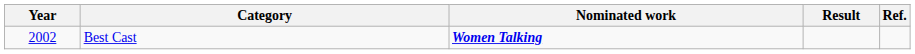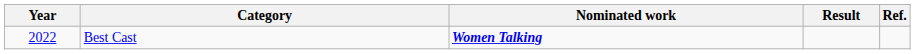(42, 37) 2002 -> (42, 37) 2022
